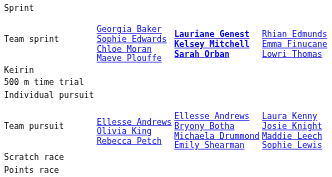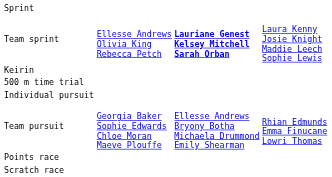(132, 44) Georgia Baker Sophie Edwards Chloe Moran Maeve Plouffe -> (134, 44) Ellesse Andrews Olivia King Rebecca Petch
(295, 44) Rhian Edmunds Emma Finucane Lowri Thomas -> (292, 44) Laura Kenny Josie Knight Maddie Leech Sophie Lewis
(134, 131) Ellesse Andrews Olivia King Rebecca Petch -> (132, 131) Georgia Baker Sophie Edwards Chloe Moran Maeve Plouffe
(292, 131) Laura Kenny Josie Knight Maddie Leech Sophie Lewis -> (295, 131) Rhian Edmunds Emma Finucane Lowri Thomas
rows swapped: (31, 170) <-> (34, 157)
